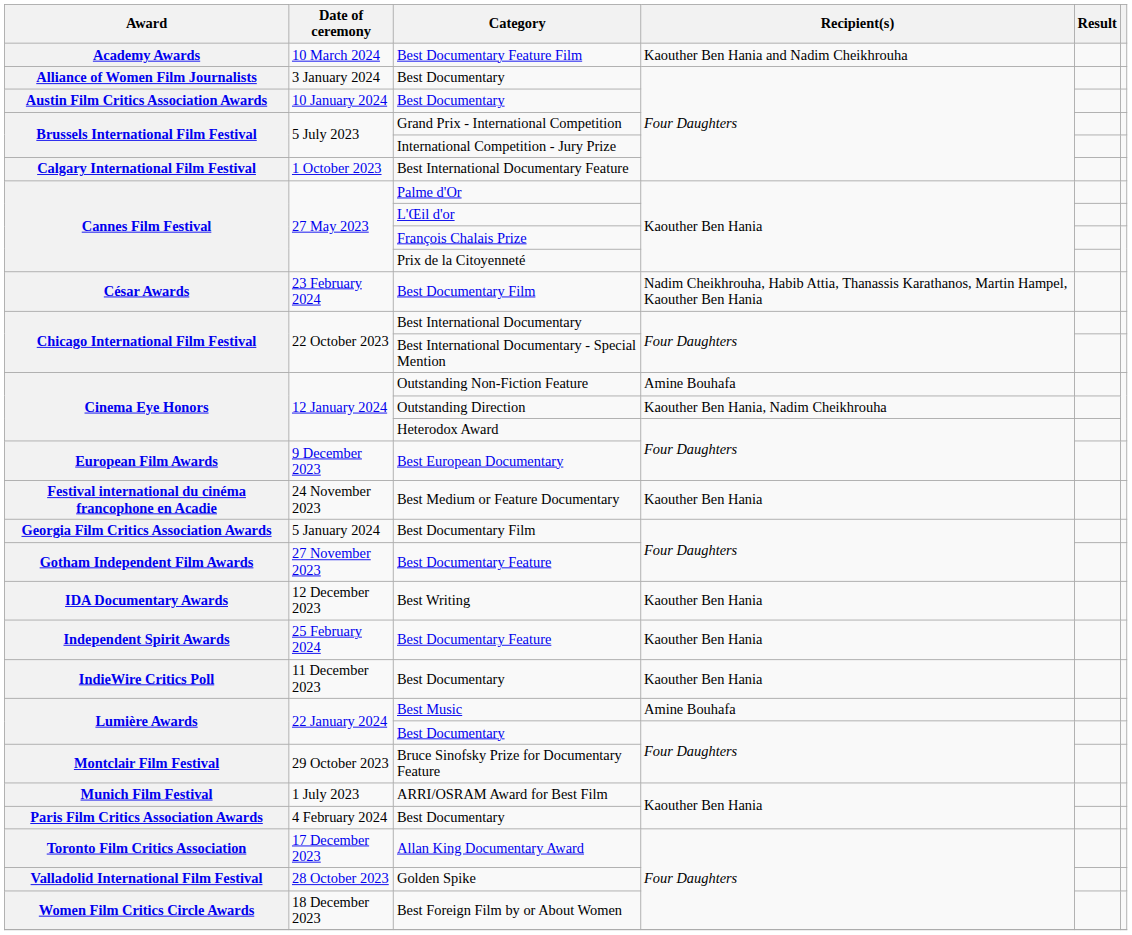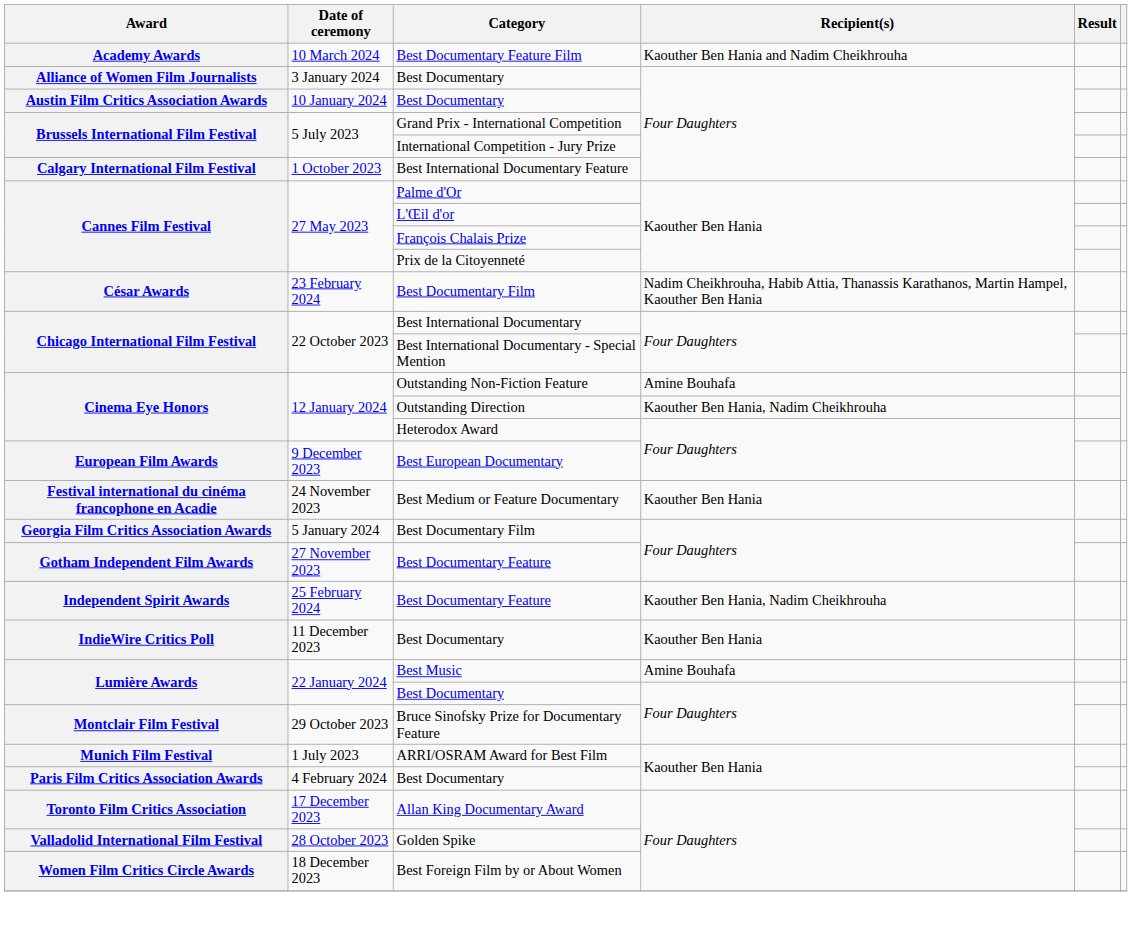- row: (147, 600)
(703, 639) Kaouther Ben Hania -> (765, 600) Kaouther Ben Hania, Nadim Cheikhrouha
